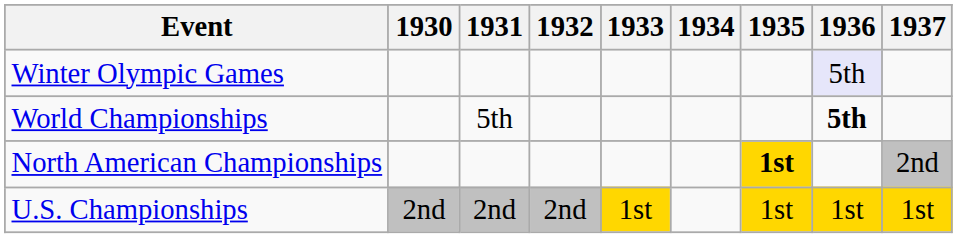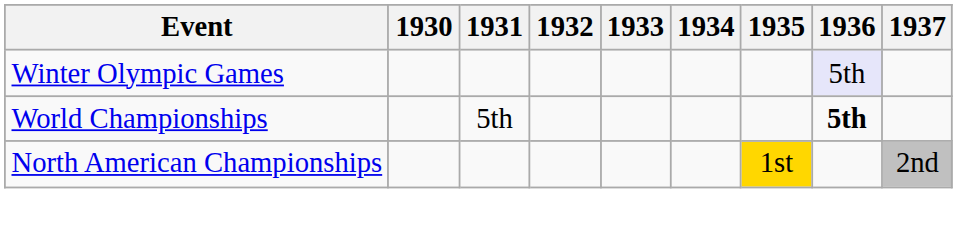(776, 163) bold -> (776, 163) normal
- row: (130, 208)
